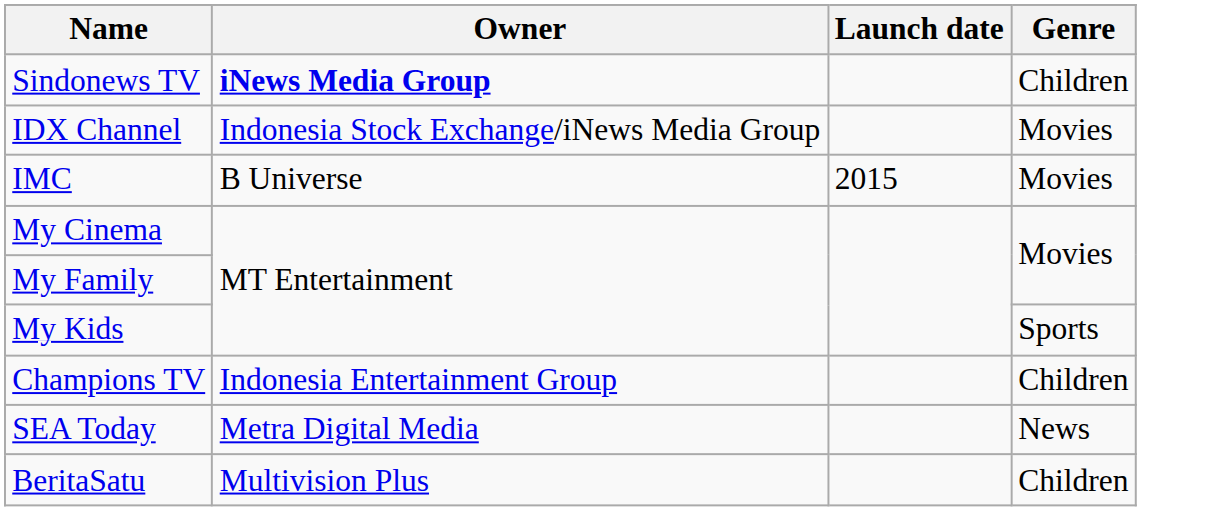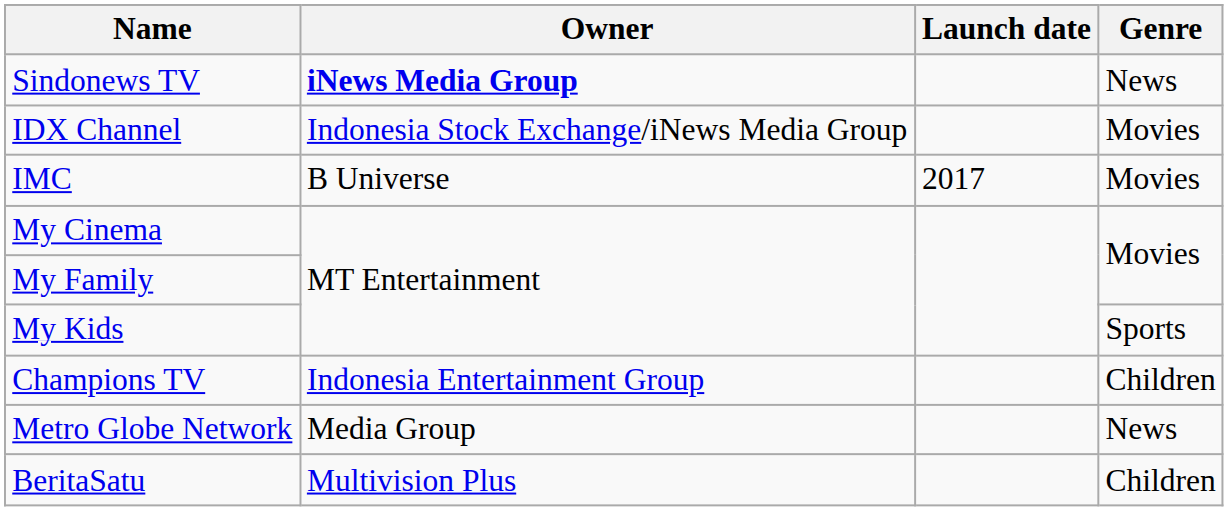(1073, 79) Children -> (1141, 79) News
(866, 179) 2015 -> (953, 179) 2017
- row: (84, 429)
+ row: (152, 429)
